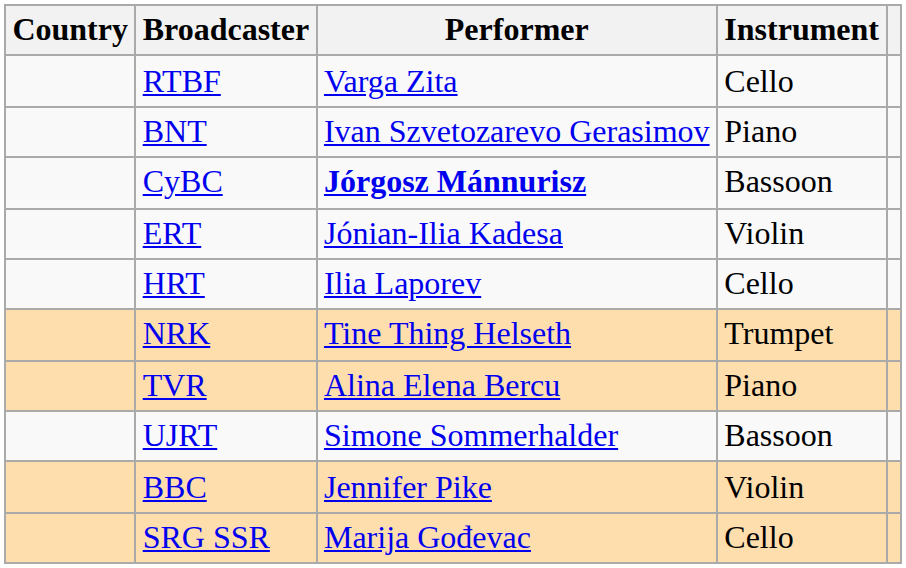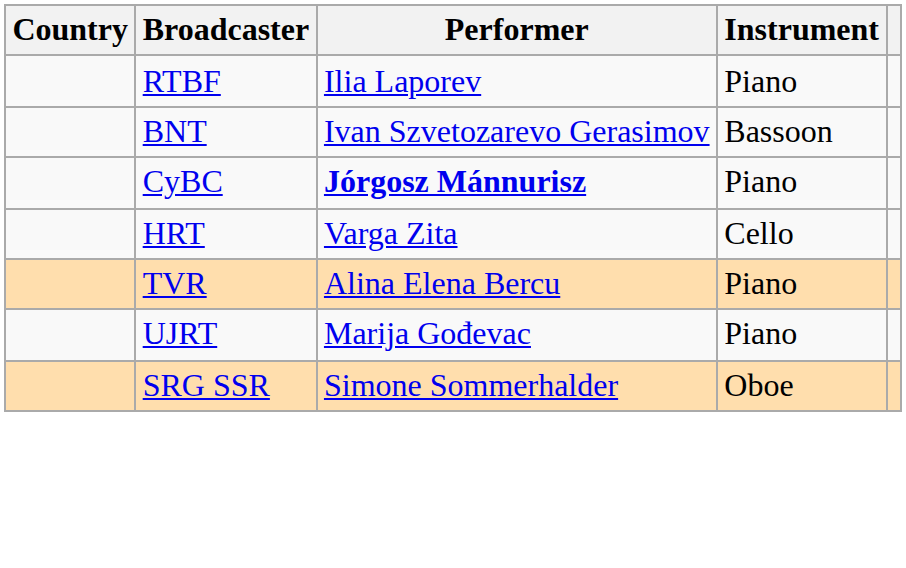(391, 80) Varga Zita -> (403, 80) Ilia Laporev
(759, 80) Cello -> (761, 80) Piano
(761, 131) Piano -> (779, 131) Bassoon
(779, 182) Bassoon -> (761, 182) Piano
- row: (172, 232)
(403, 283) Ilia Laporev -> (391, 232) Varga Zita
- row: (176, 334)
(471, 435) Simone Sommerhalder -> (427, 334) Marija Gođevac
(779, 435) Bassoon -> (761, 334) Piano
- row: (175, 486)
(427, 537) Marija Gođevac -> (471, 385) Simone Sommerhalder
(759, 537) Cello -> (759, 385) Oboe
